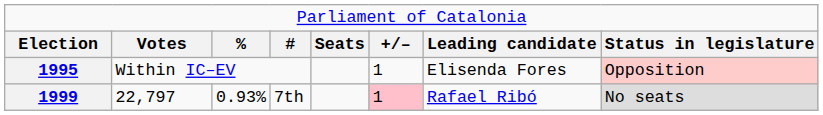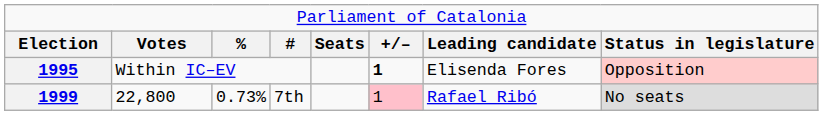(378, 70) normal -> (378, 70) bold
(146, 97) 22,797 -> (146, 97) 22,800
(241, 97) 0.93% -> (241, 97) 0.73%
